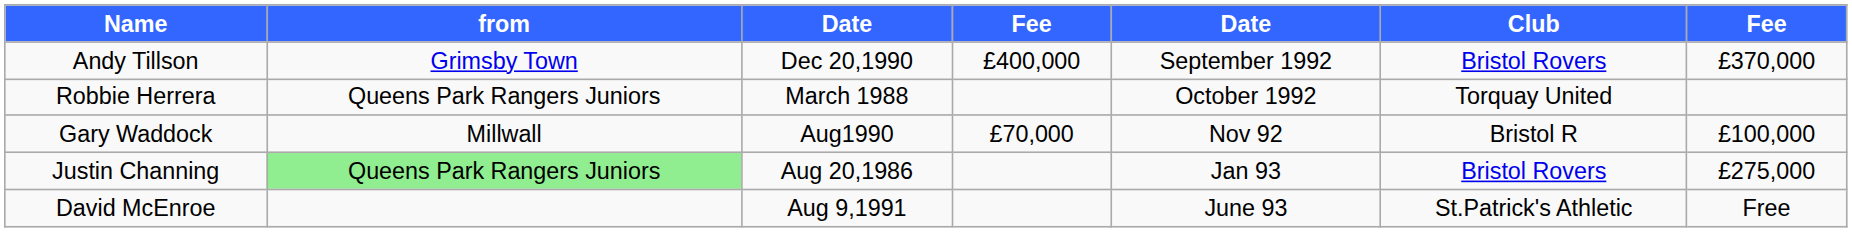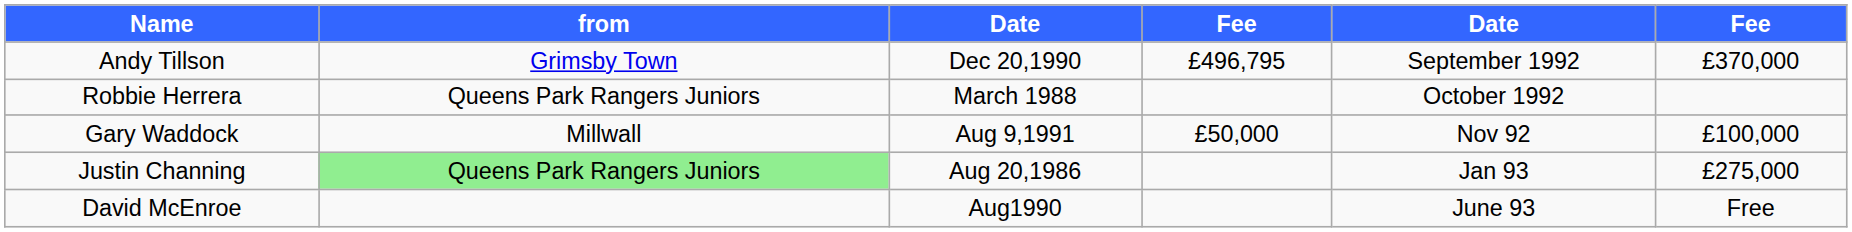- column: (1534, 24)
(1032, 60) £400,000 -> (1237, 60) £496,795
(847, 134) Aug1990 -> (1015, 134) Aug 9,1991
(1032, 134) £70,000 -> (1237, 134) £50,000
(847, 208) Aug 9,1991 -> (1015, 208) Aug1990
